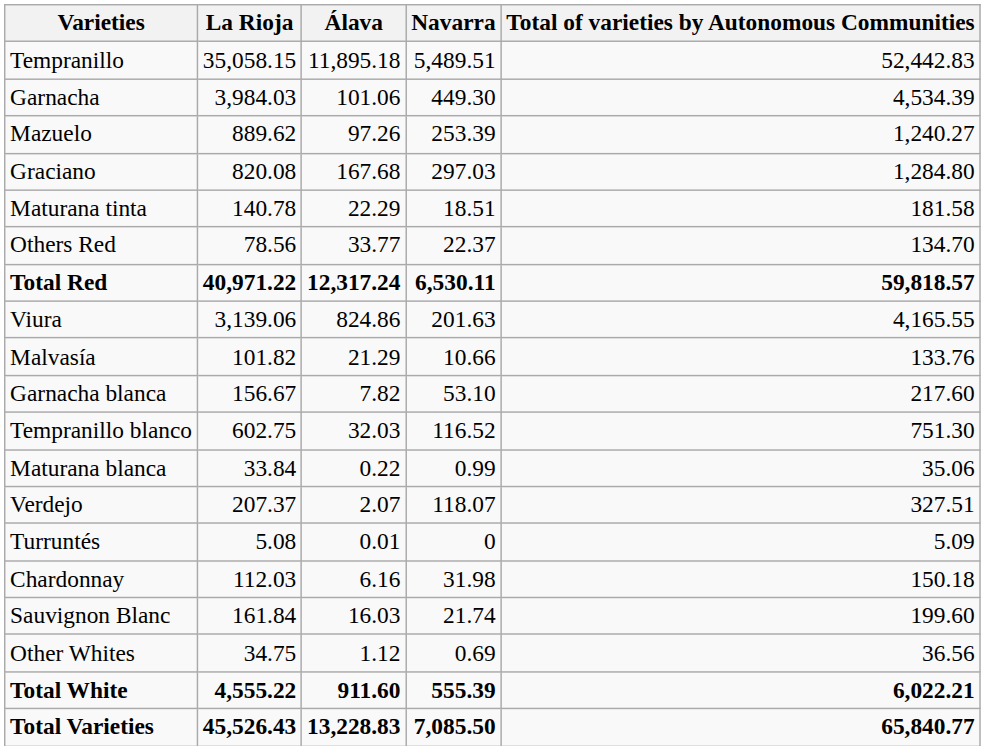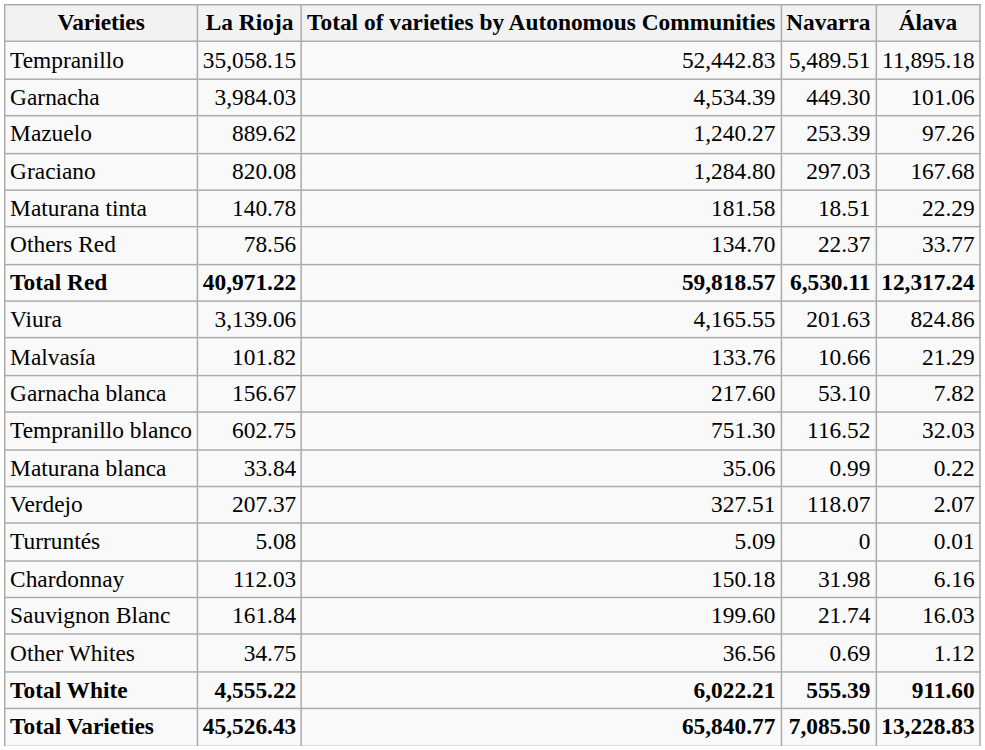columns swapped: (354, 23) <-> (741, 23)
